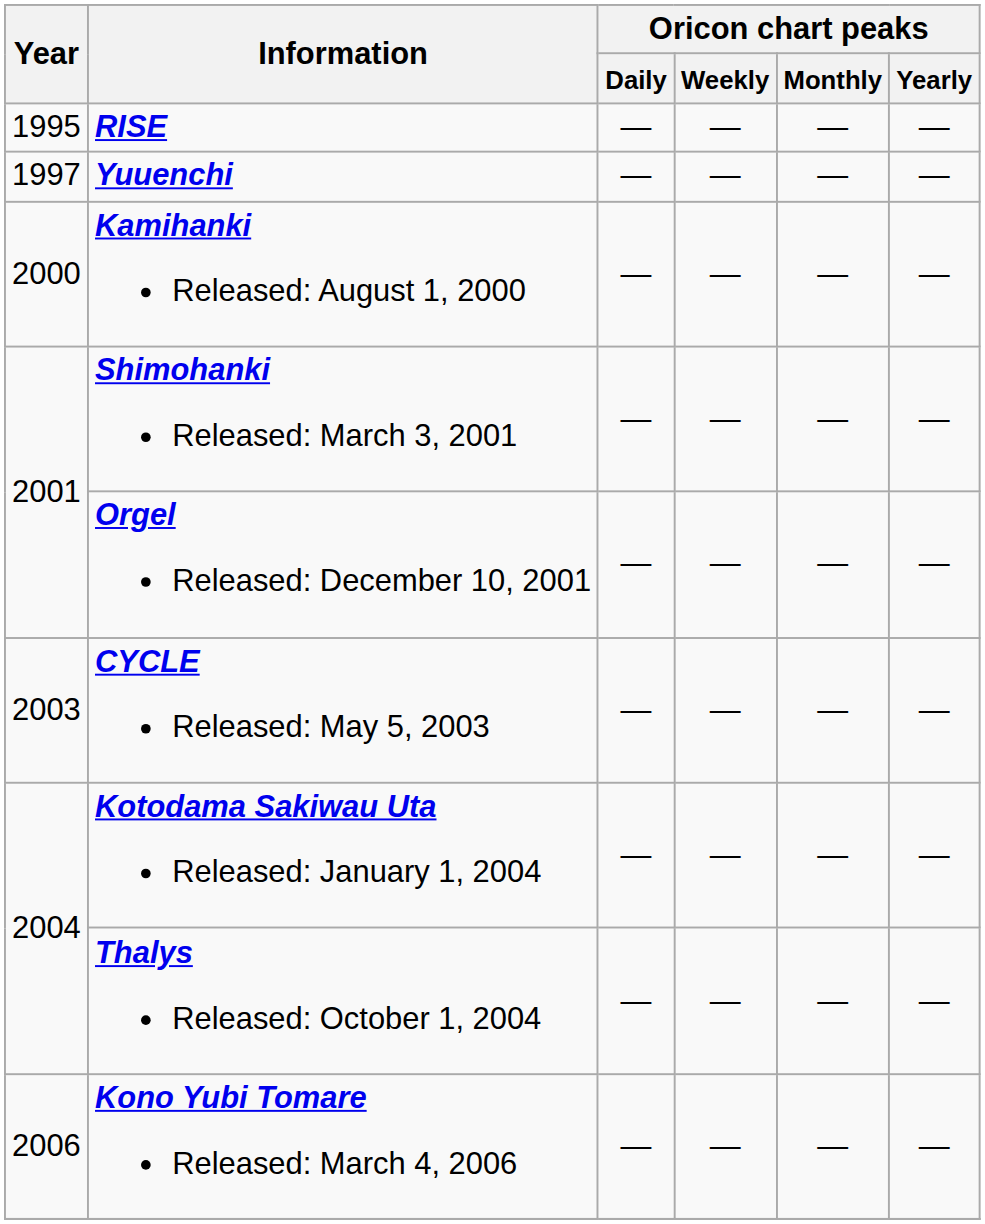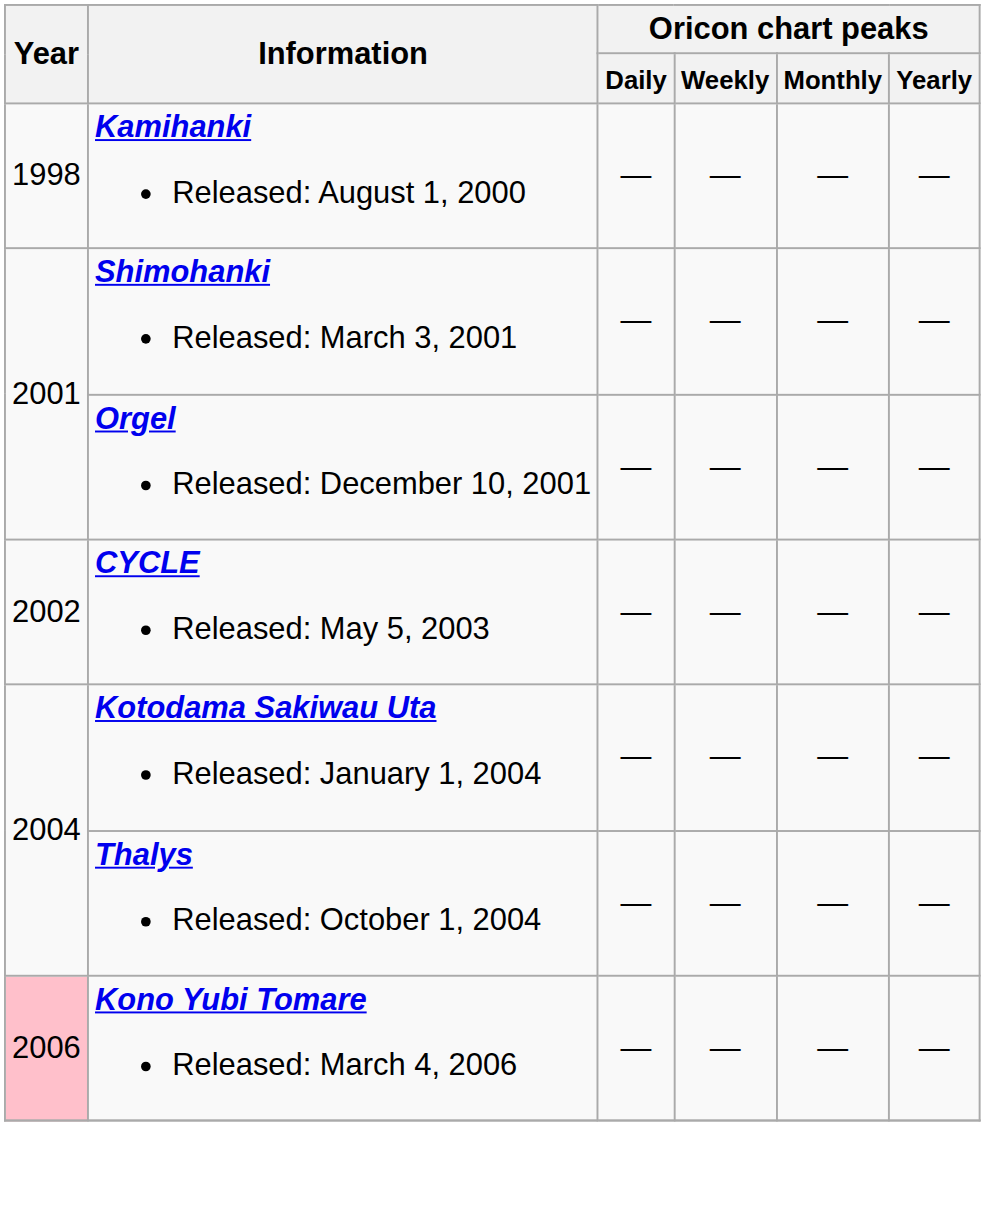- row: (131, 126)
- row: (164, 175)
(46, 273) 2000 -> (46, 175) 1998
(46, 709) 2003 -> (46, 611) 2002
(46, 1145) no background -> (46, 1048) pink background
